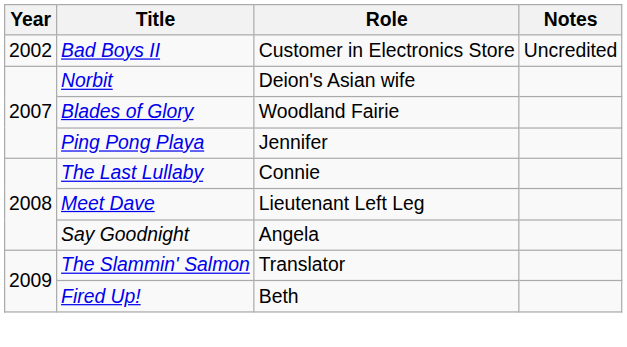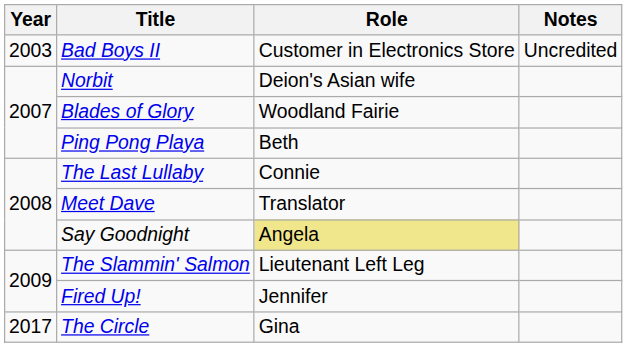(31, 50) 2002 -> (31, 50) 2003
(293, 142) Jennifer -> (279, 142) Beth
(342, 204) Lieutenant Left Leg -> (302, 204) Translator
(289, 234) no background -> (289, 234) khaki background
(302, 265) Translator -> (342, 265) Lieutenant Left Leg
(279, 296) Beth -> (293, 296) Jennifer
+ row: (105, 326)
